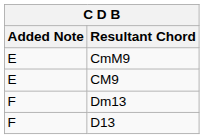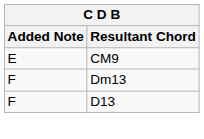- row: (110, 58)
